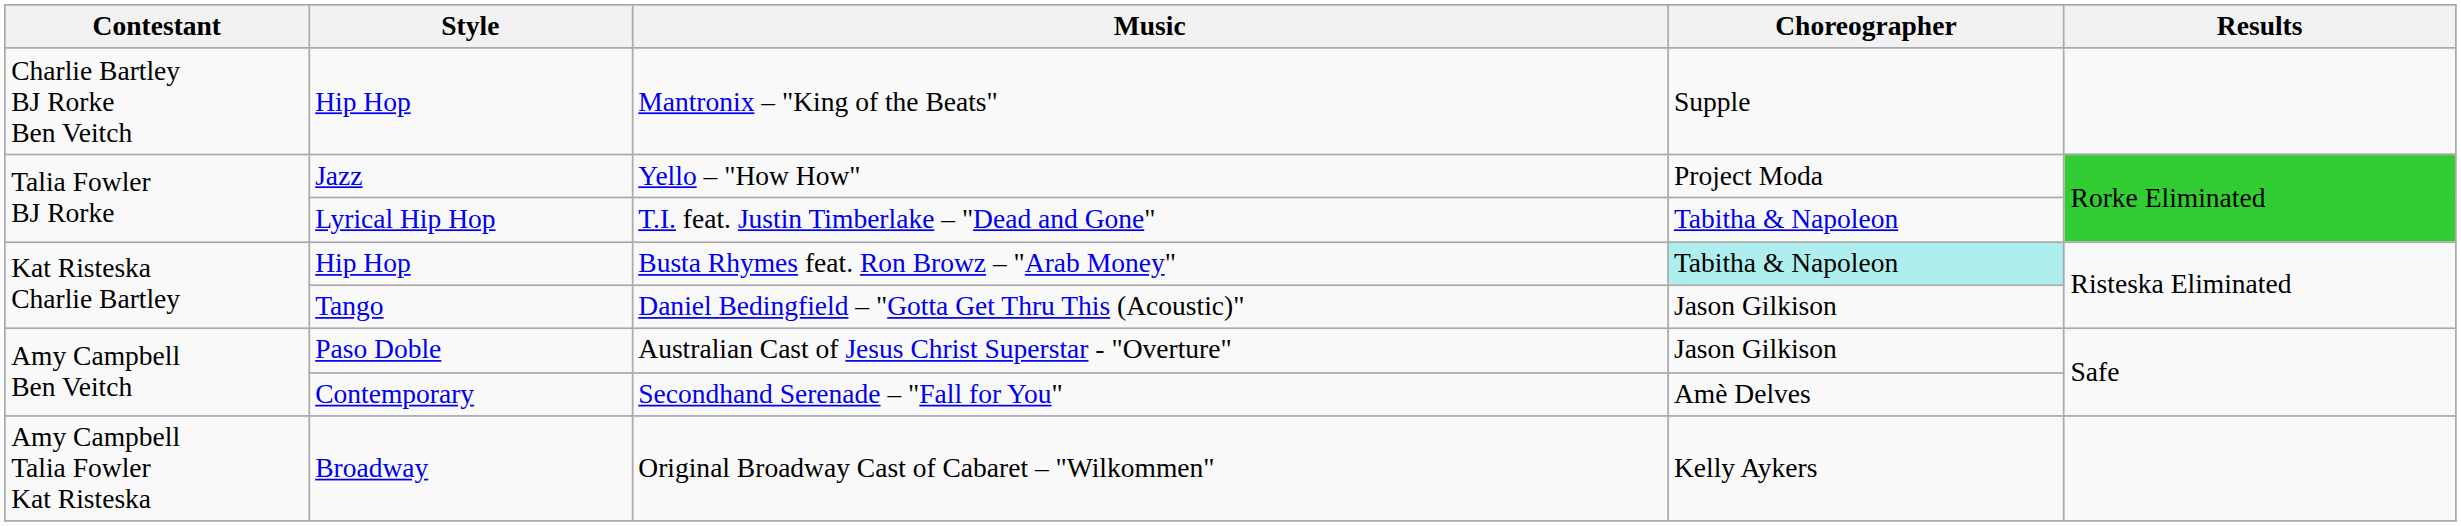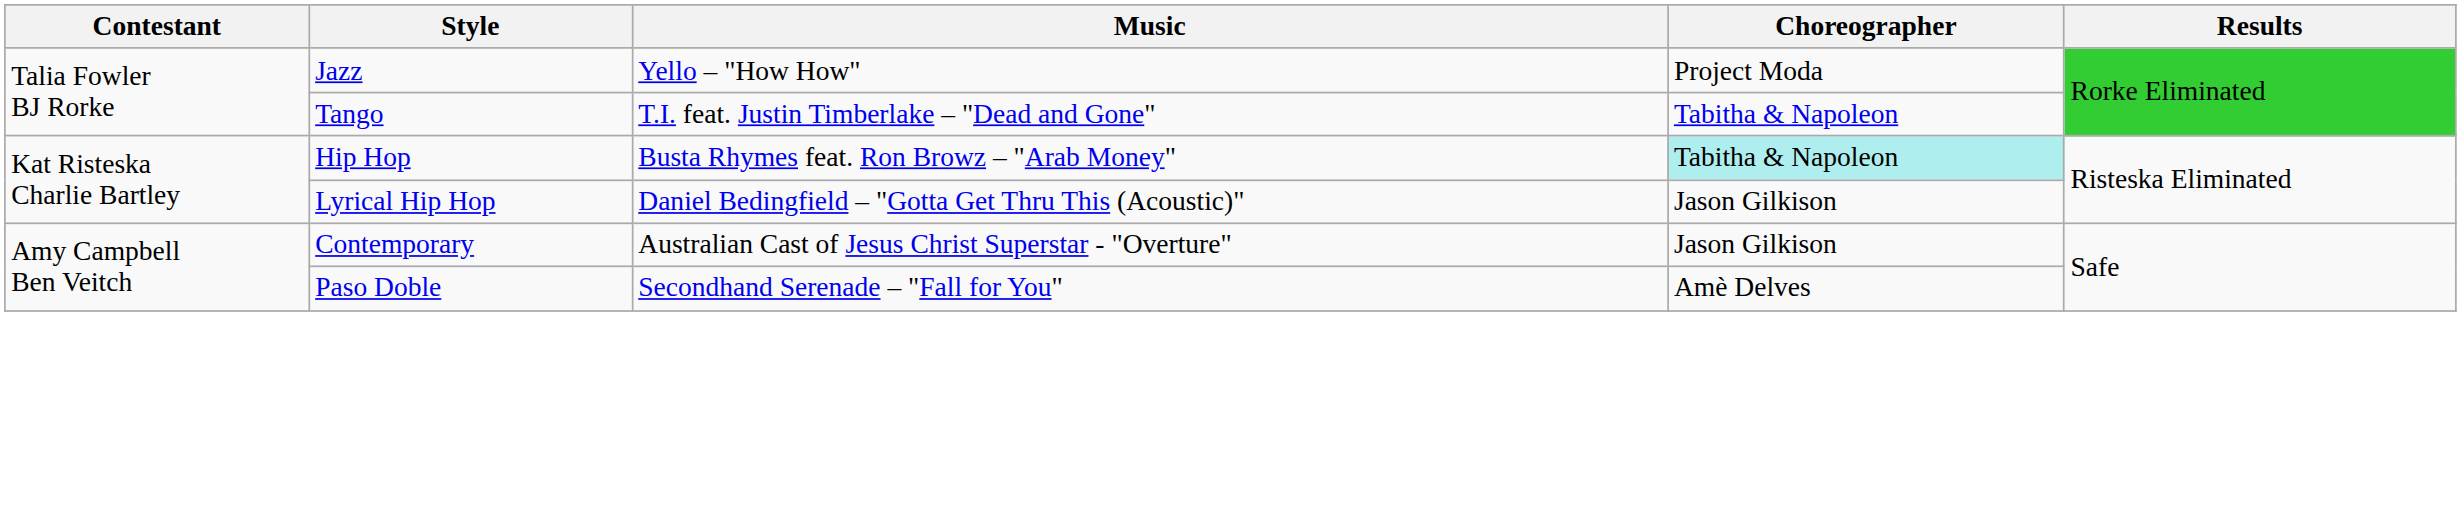- row: (818, 100)
(405, 219) Lyrical Hip Hop -> (349, 113) Tango
(349, 306) Tango -> (405, 200) Lyrical Hip Hop
(378, 350) Paso Doble -> (395, 244) Contemporary
(395, 393) Contemporary -> (378, 288) Paso Doble
- row: (926, 468)
